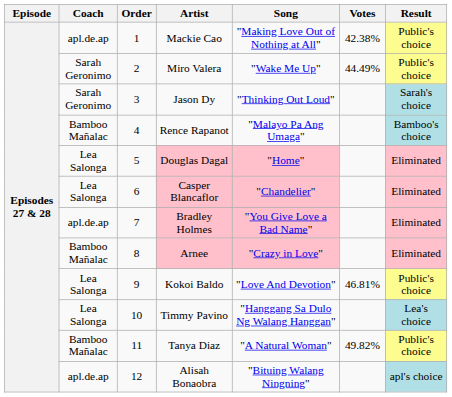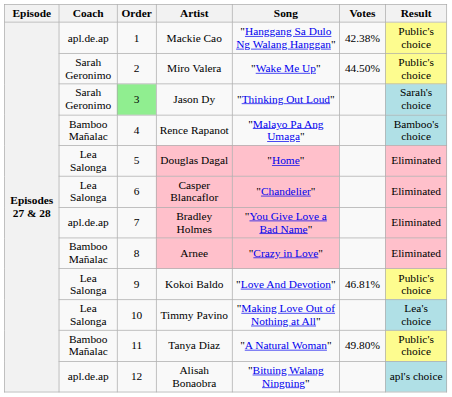(286, 37) "Making Love Out of Nothing at All" -> (286, 37) "Hanggang Sa Dulo Ng Walang Hanggan"
(362, 68) 44.49% -> (362, 68) 44.50%
(137, 99) no background -> (137, 99) lightgreen background
(286, 315) "Hanggang Sa Dulo Ng Walang Hanggan" -> (286, 315) "Making Love Out of Nothing at All"
(362, 345) 49.82% -> (362, 345) 49.80%
